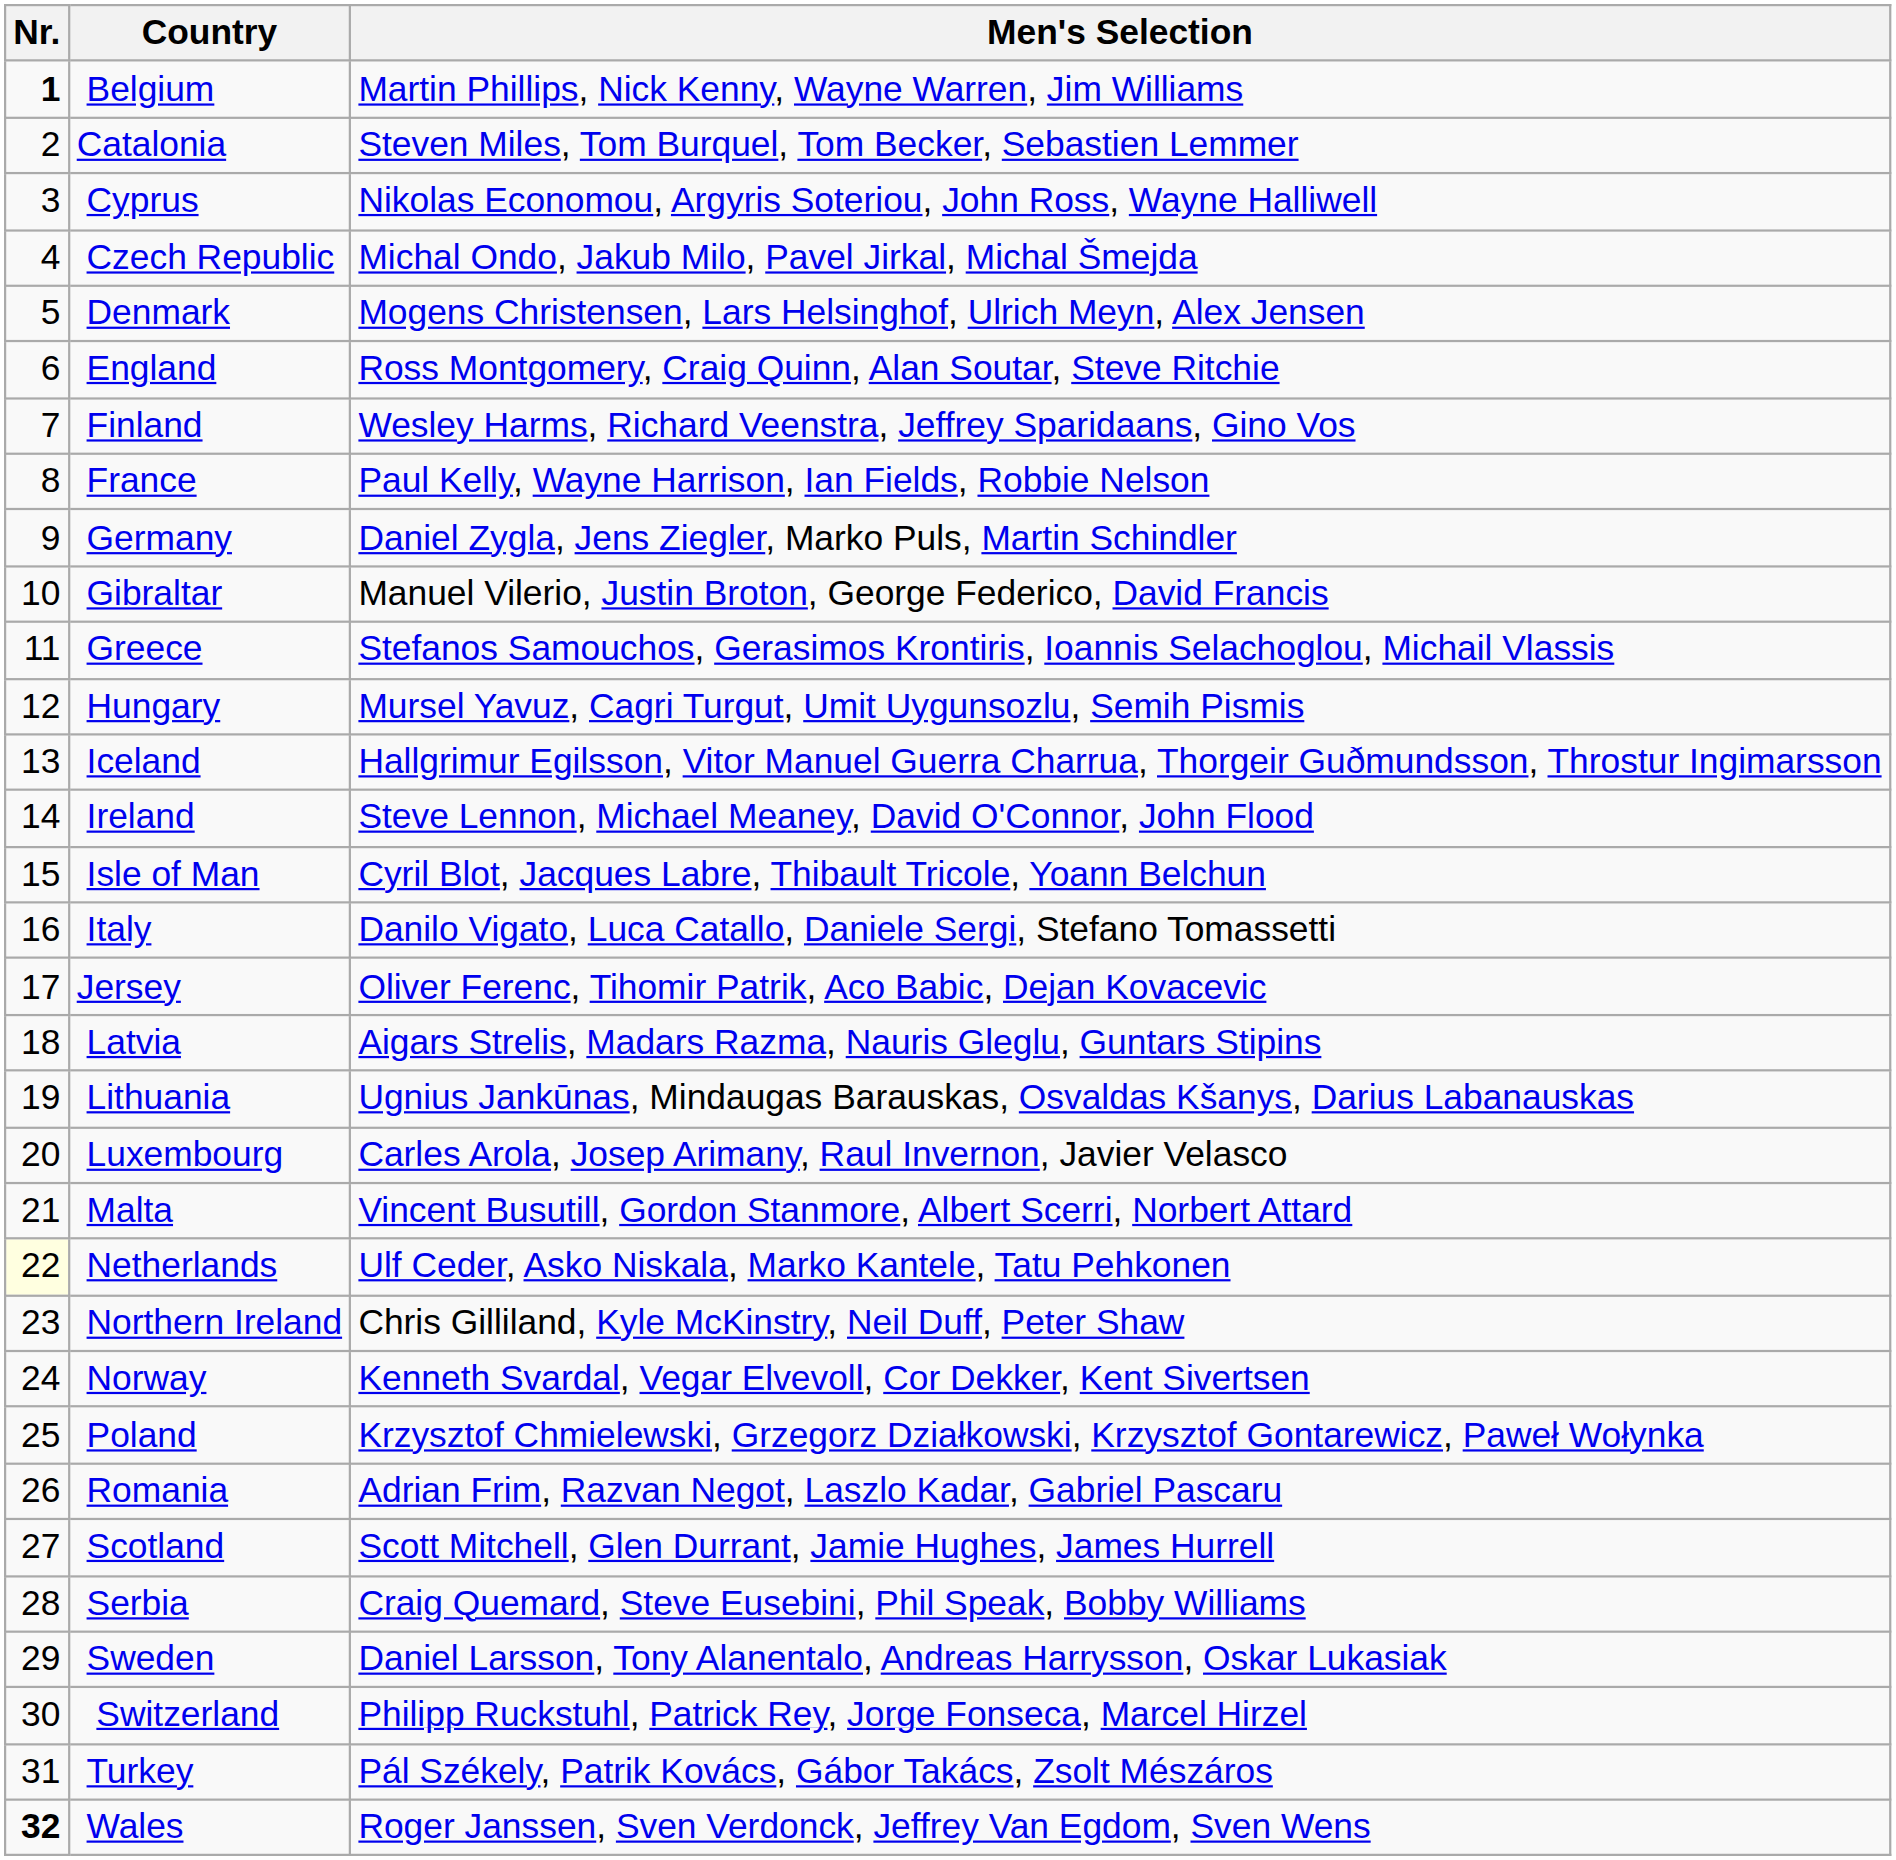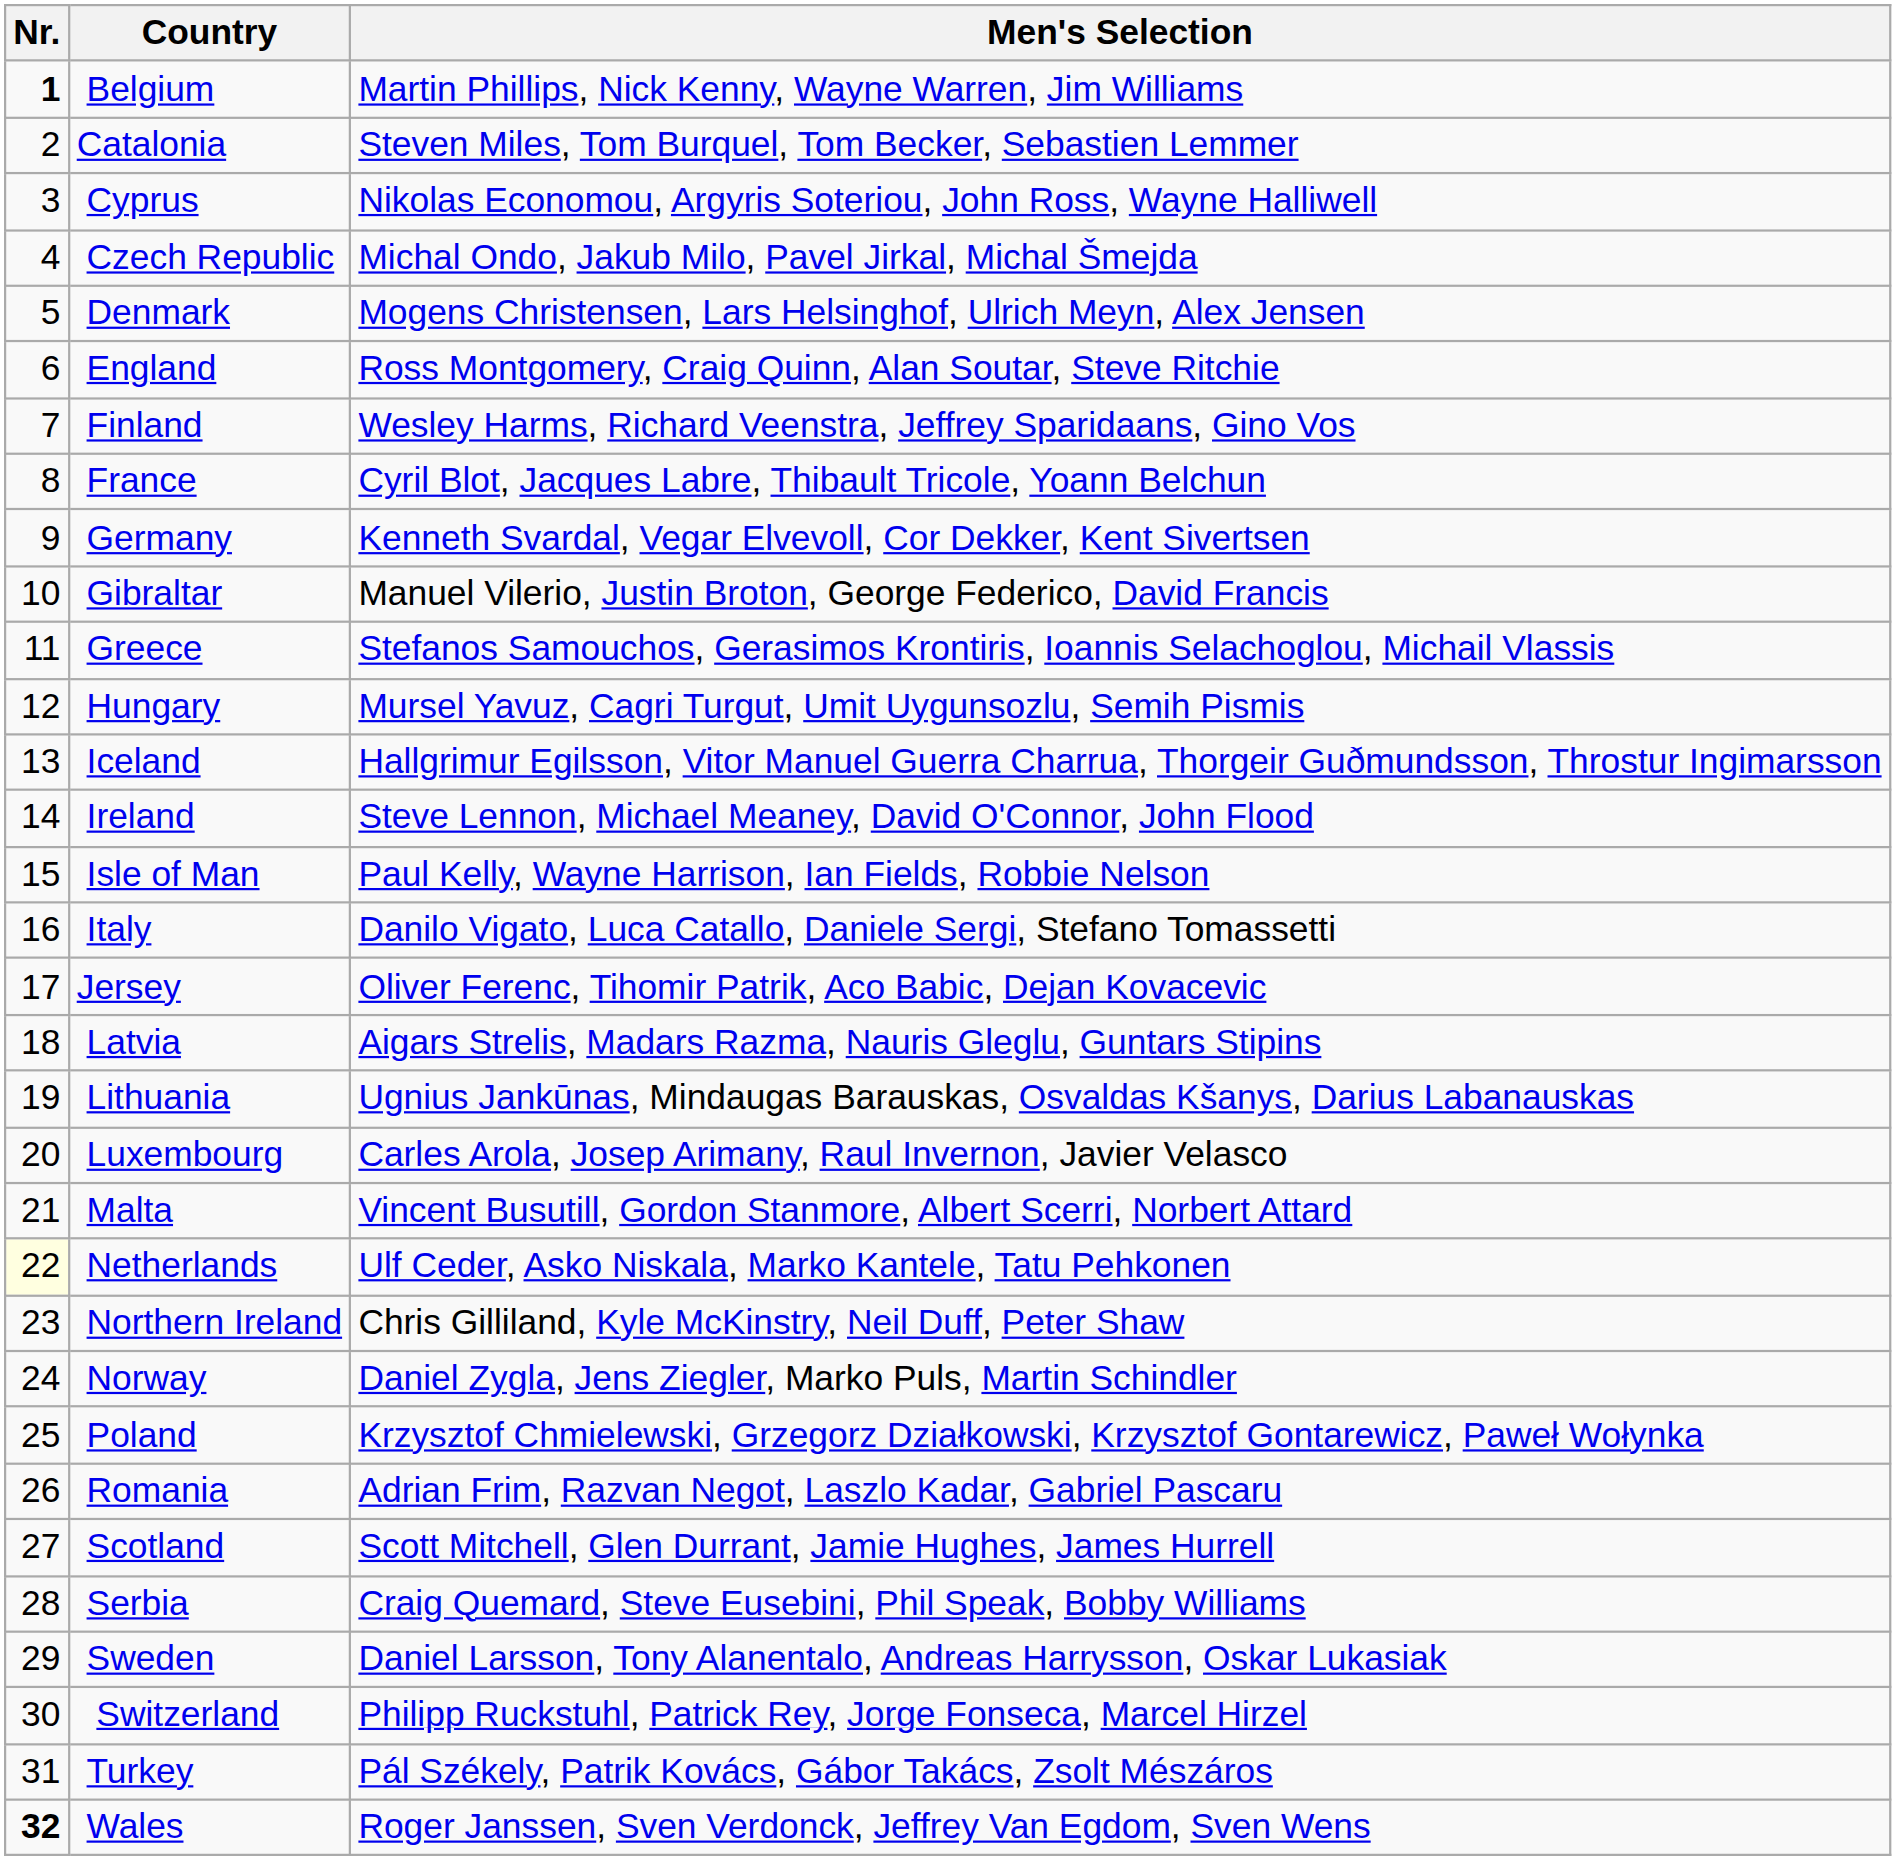(784, 481) Paul Kelly, Wayne Harrison, Ian Fields, Robbie Nelson -> (812, 481) Cyril Blot, Jacques Labre, Thibault Tricole, Yoann Belchun
(798, 537) Daniel Zygla, Jens Ziegler, Marko Puls, Martin Schindler -> (834, 537) Kenneth Svardal, Vegar Elvevoll, Cor Dekker, Kent Sivertsen
(812, 873) Cyril Blot, Jacques Labre, Thibault Tricole, Yoann Belchun -> (784, 873) Paul Kelly, Wayne Harrison, Ian Fields, Robbie Nelson
(834, 1378) Kenneth Svardal, Vegar Elvevoll, Cor Dekker, Kent Sivertsen -> (798, 1378) Daniel Zygla, Jens Ziegler, Marko Puls, Martin Schindler
